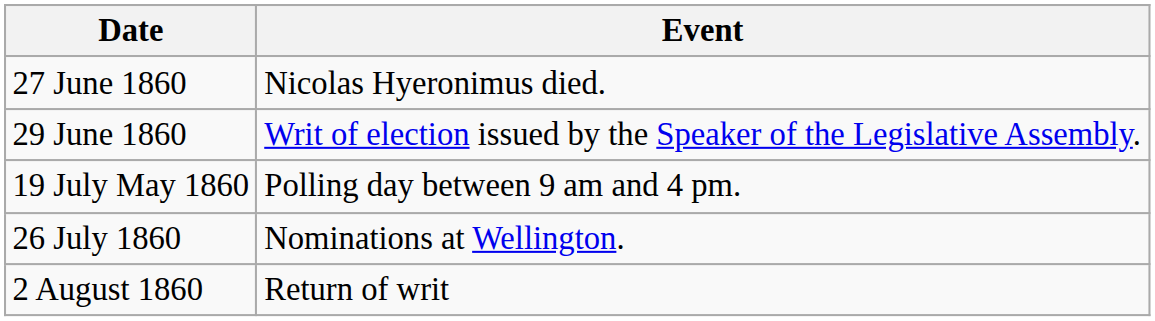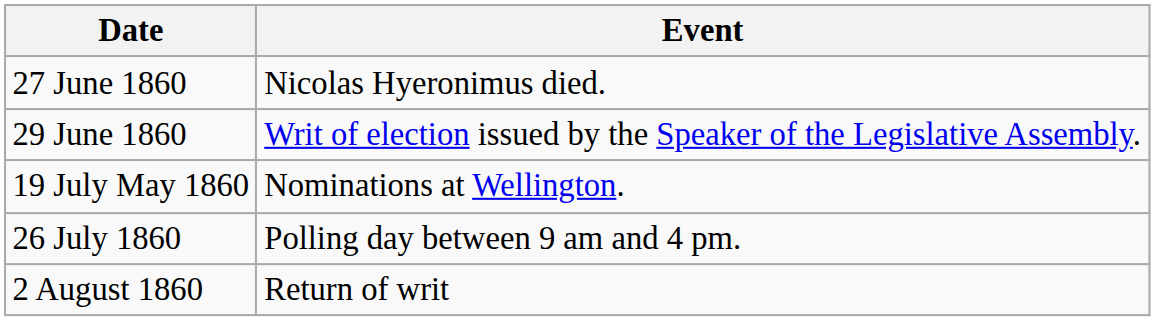(503, 185) Polling day between 9 am and 4 pm. -> (444, 185) Nominations at Wellington.
(444, 237) Nominations at Wellington. -> (503, 237) Polling day between 9 am and 4 pm.
